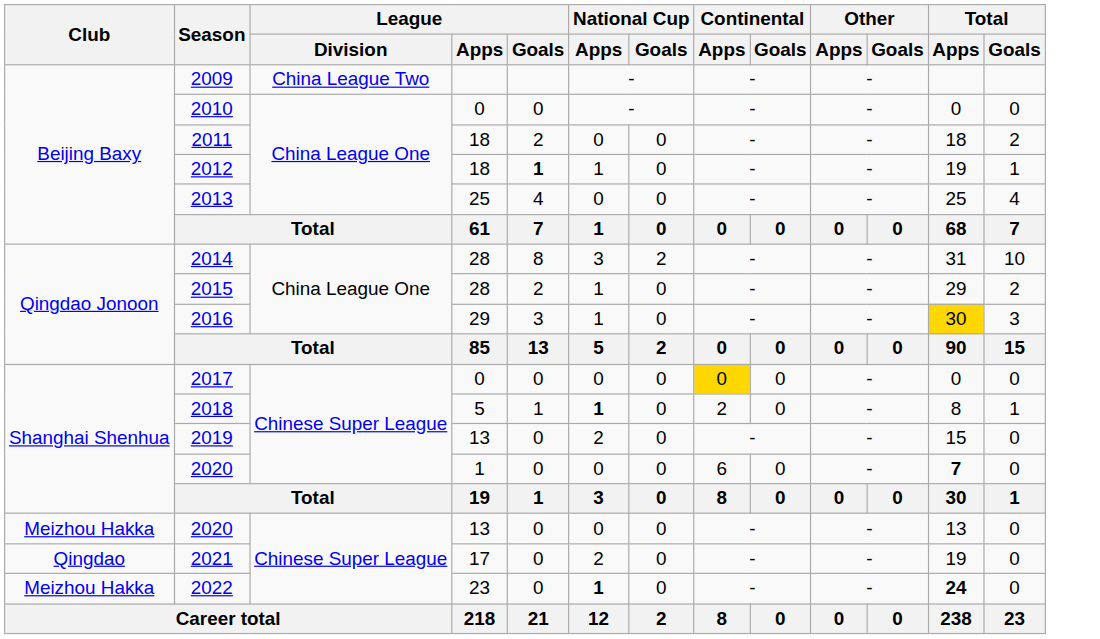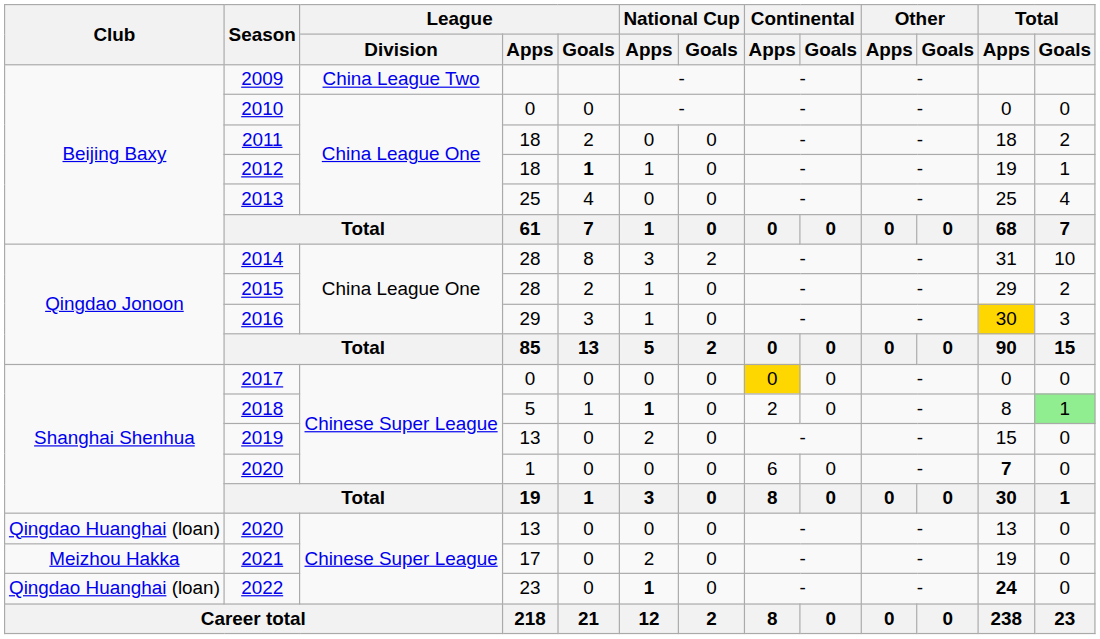(1015, 408) no background -> (1065, 408) lightgreen background
(89, 528) Meizhou Hakka -> (114, 528) Qingdao Huanghai (loan)
(89, 558) Qingdao -> (114, 558) Meizhou Hakka
(89, 588) Meizhou Hakka -> (114, 588) Qingdao Huanghai (loan)
